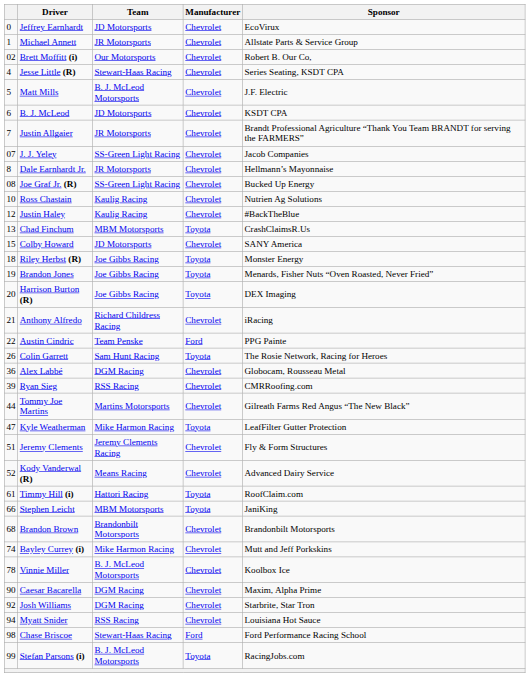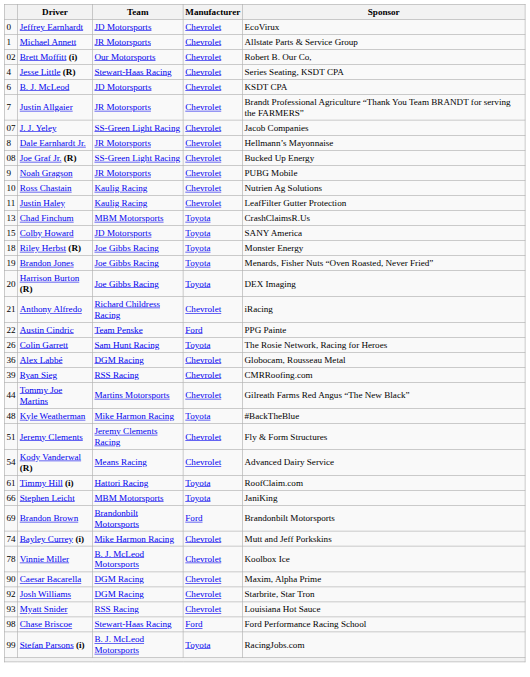- row: (39, 92)
+ row: (46, 173)
(11, 214) 12 -> (11, 203) 11
(272, 214) #BackTheBlue -> (295, 203) LeafFilter Gutter Protection
(203, 244) Chevrolet -> (198, 233) Toyota
(11, 427) 47 -> (11, 416) 48
(295, 427) LeafFilter Gutter Protection -> (272, 416) #BackTheBlue
(11, 473) 52 -> (11, 462) 54
(11, 529) 68 -> (11, 518) 69
(203, 529) Chevrolet -> (194, 518) Ford
(11, 620) 94 -> (11, 609) 93
